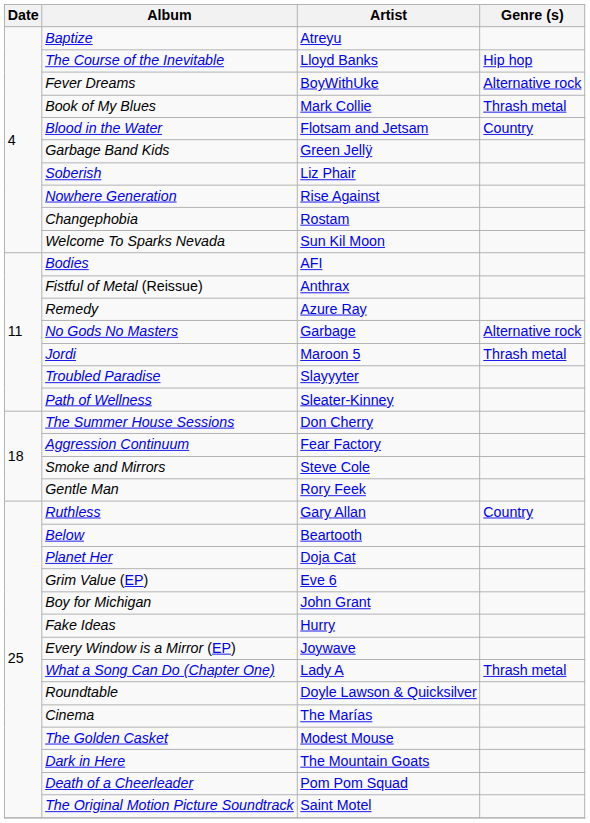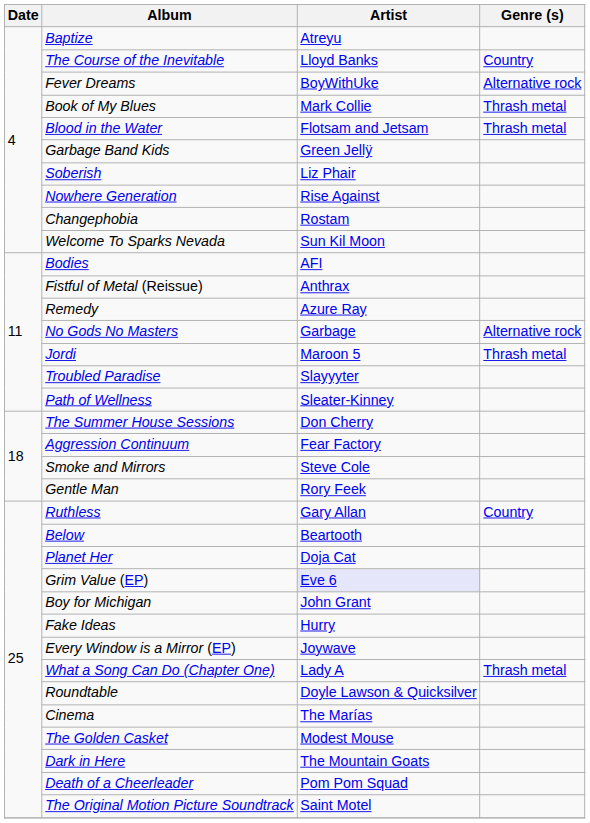(508, 60) Hip hop -> (508, 60) Country
(508, 128) Country -> (525, 128) Thrash metal
(318, 580) no background -> (318, 580) lavender background
